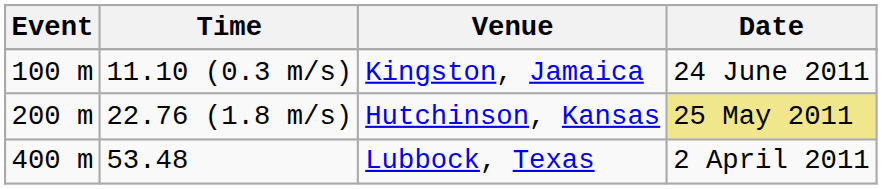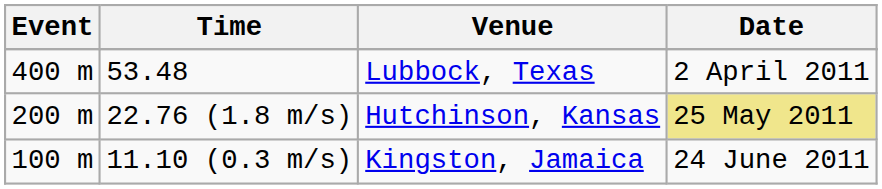rows swapped: (229, 72) <-> (147, 161)
